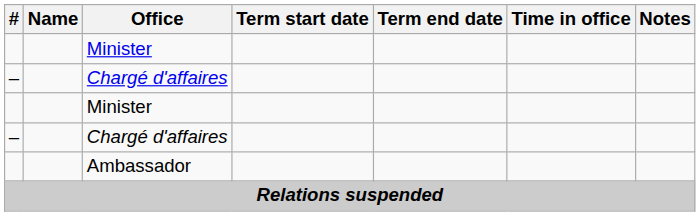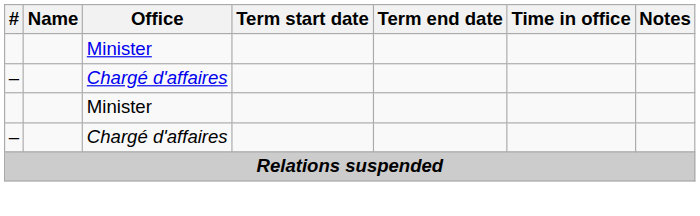- row: (14, 166)
